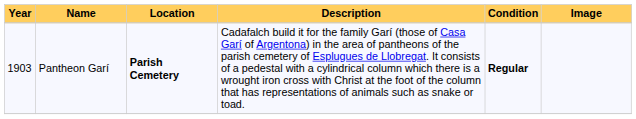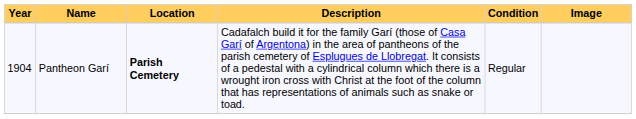(20, 68) 1903 -> (20, 68) 1904
(508, 68) bold -> (507, 68) normal
